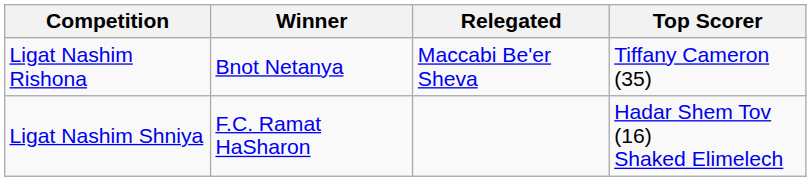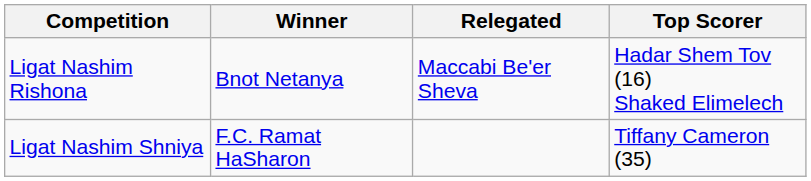(692, 66) Tiffany Cameron (35) -> (699, 78) Hadar Shem Tov (16) Shaked Elimelech
(699, 135) Hadar Shem Tov (16) Shaked Elimelech -> (692, 147) Tiffany Cameron (35)
